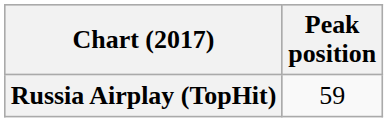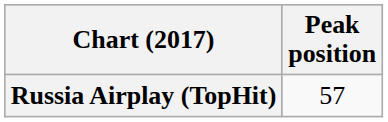(332, 95) 59 -> (332, 95) 57
